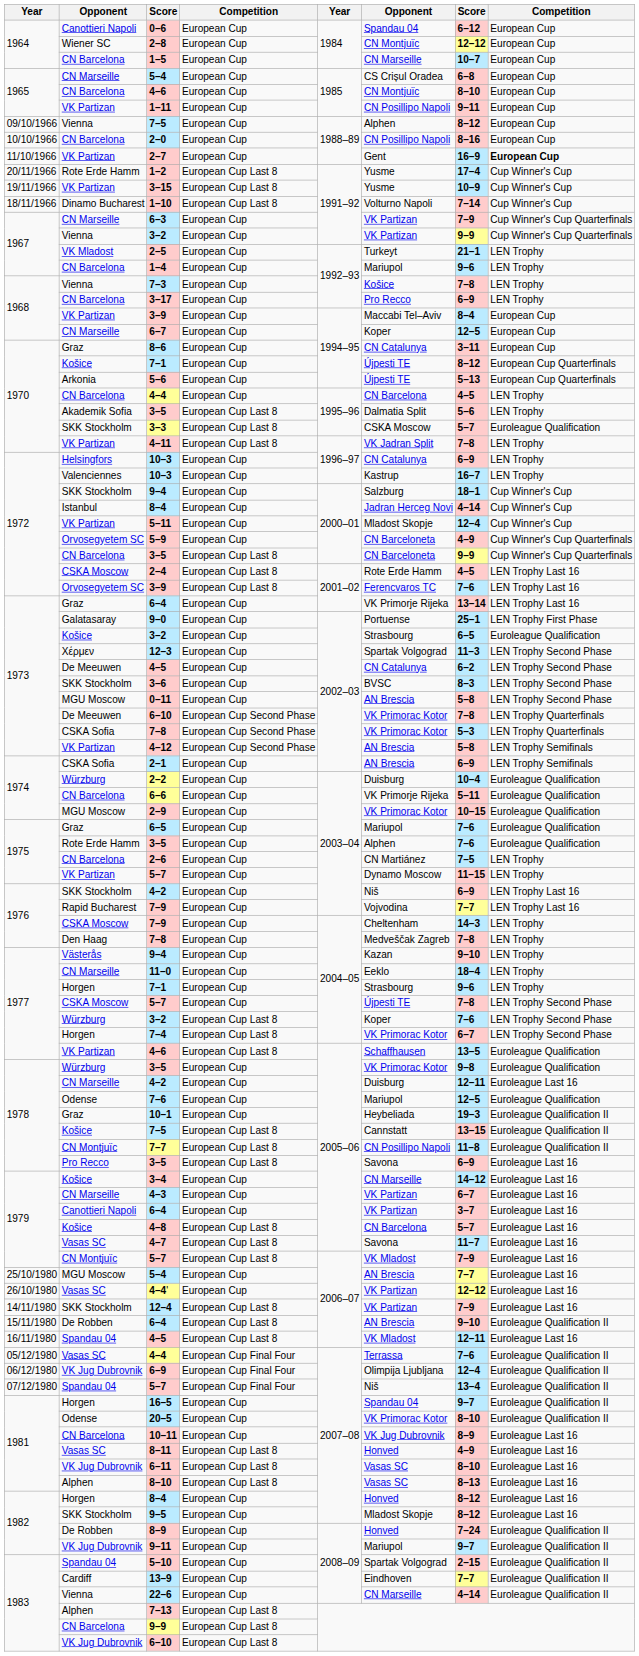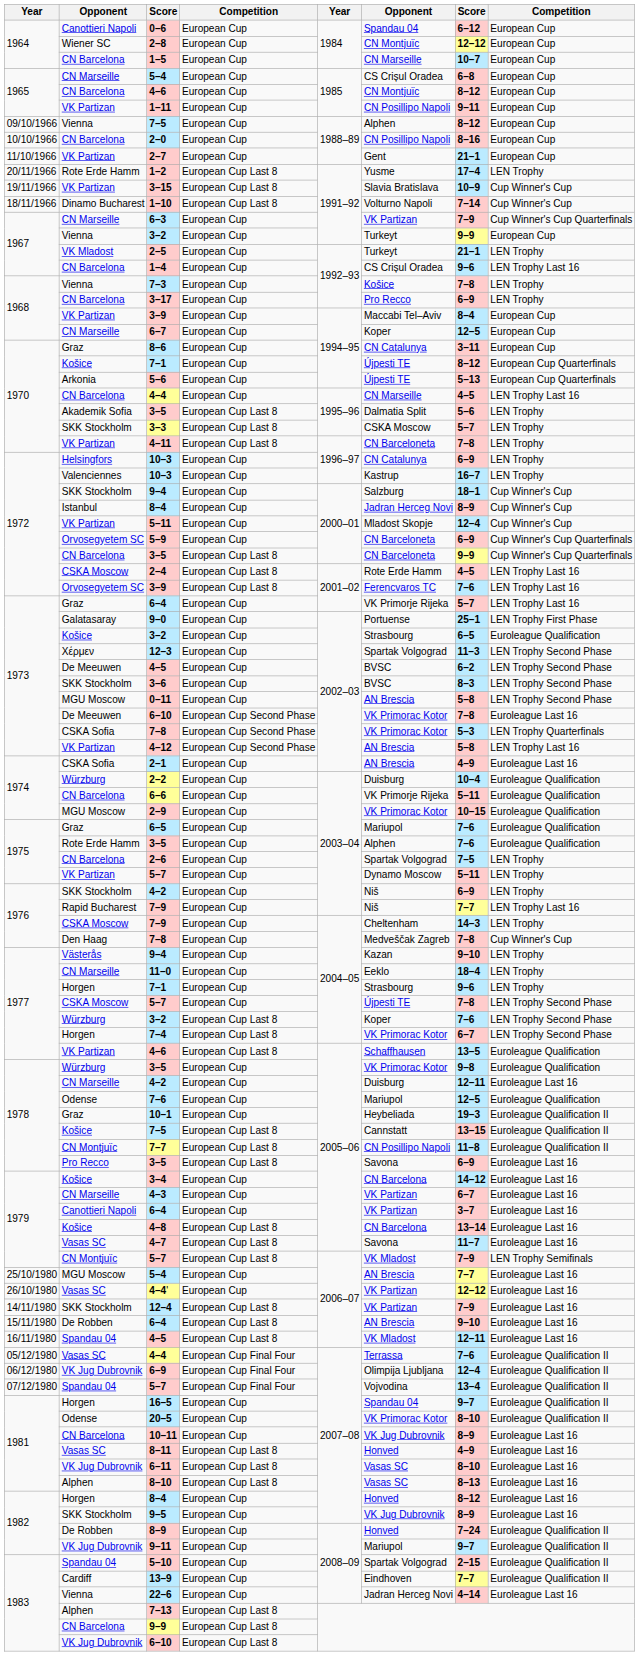(469, 92) 8–10 -> (469, 92) 8–12
(469, 156) 16–9 -> (469, 156) 21–1
(525, 156) bold -> (523, 156) normal
(531, 172) Cup Winner's Cup -> (517, 172) LEN Trophy
(379, 188) Yusme -> (401, 188) Slavia Bratislava
(391, 236) VK Partizan -> (381, 236) Turkeyt
(561, 236) Cup Winner's Cup Quarterfinals -> (523, 236) European Cup
(383, 268) Mariupol -> (403, 268) CS Crișul Oradea
(517, 268) LEN Trophy -> (535, 268) LEN Trophy Last 16
(395, 396) CN Barcelona -> (393, 396) CN Marseille
(517, 396) LEN Trophy -> (535, 396) LEN Trophy Last 16
(545, 428) Euroleague Qualification -> (517, 428) LEN Trophy
(399, 444) VK Jadran Split -> (399, 444) CN Barceloneta
(469, 508) 4–14 -> (466, 508) 8–9
(466, 540) 4–9 -> (466, 540) 6–9
(472, 603) 13–14 -> (466, 603) 5–7
(395, 667) CN Catalunya -> (378, 667) BVSC
(547, 715) LEN Trophy Quarterfinals -> (534, 715) Euroleague Last 16
(542, 747) LEN Trophy Semifinals -> (535, 747) LEN Trophy Last 16
(466, 763) 6–9 -> (466, 763) 4–9
(542, 763) LEN Trophy Semifinals -> (534, 763) Euroleague Last 16
(395, 859) CN Martiánez -> (405, 859) Spartak Volgograd
(471, 875) 11–15 -> (469, 875) 5–11
(535, 891) LEN Trophy Last 16 -> (517, 891) LEN Trophy
(386, 907) Vojvodina -> (371, 907) Niš
(517, 939) LEN Trophy -> (531, 939) Cup Winner's Cup
(393, 1179) CN Marseille -> (395, 1179) CN Barcelona
(466, 1227) 5–7 -> (472, 1227) 13–14
(534, 1259) Euroleague Last 16 -> (542, 1259) LEN Trophy Semifinals
(549, 1323) Euroleague Qualification II -> (534, 1323) Euroleague Last 16
(371, 1387) Niš -> (386, 1387) Vojvodina
(398, 1515) Mladost Skopje -> (404, 1515) VK Jug Dubrovnik
(469, 1515) 8–12 -> (466, 1515) 8–9
(393, 1595) CN Marseille -> (408, 1595) Jadran Herceg Novi
(549, 1595) Euroleague Qualification II -> (534, 1595) Euroleague Last 16
